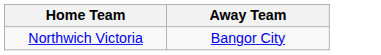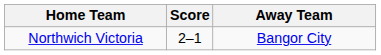+ column: (190, 15)
